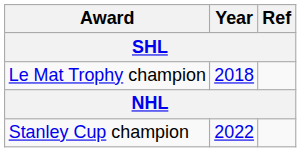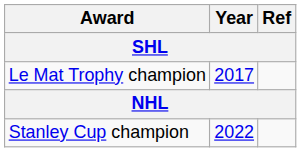(234, 75) 2018 -> (234, 75) 2017
